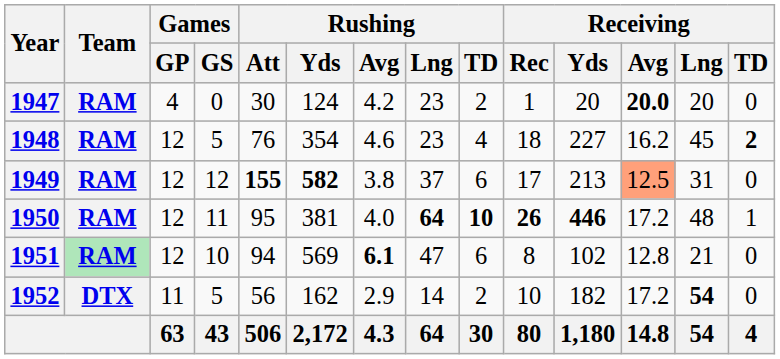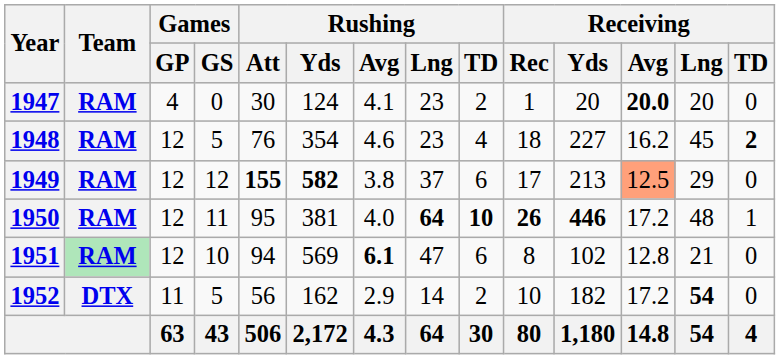(379, 101) 4.2 -> (379, 101) 4.1
(702, 179) 31 -> (702, 179) 29
